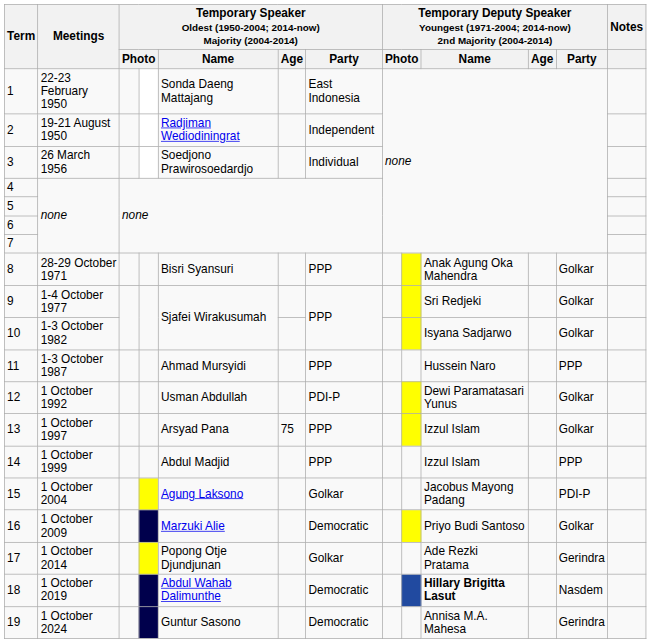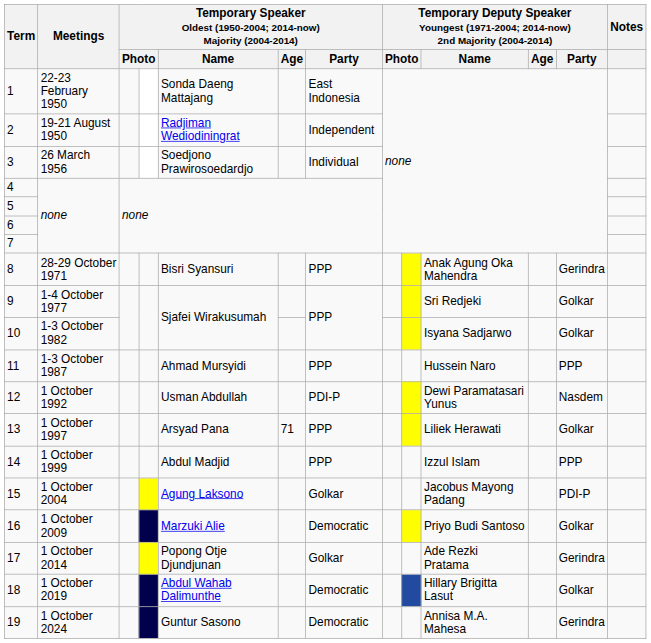(576, 269) Golkar -> (582, 269) Gerindra
(576, 397) Golkar -> (581, 397) Nasdem
(287, 429) 75 -> (287, 429) 71
(452, 429) Izzul Islam -> (462, 429) Liliek Herawati
(464, 590) bold -> (460, 590) normal
(581, 590) Nasdem -> (576, 590) Golkar
